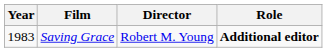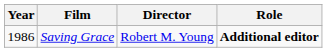(21, 36) 1983 -> (21, 36) 1986
